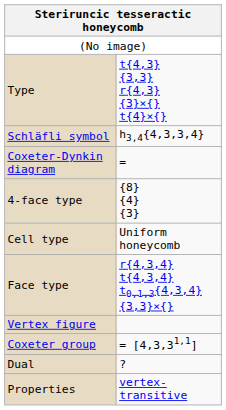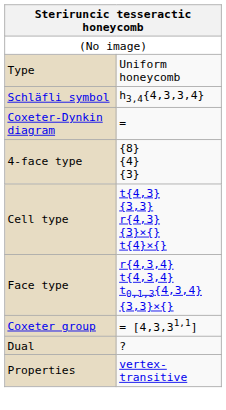(143, 90) t{4,3} {3,3} r{4,3} {3}×{} t{4}×{} -> (150, 70) Uniform honeycomb
(150, 239) Uniform honeycomb -> (143, 219) t{4,3} {3,3} r{4,3} {3}×{} t{4}×{}
- row: (52, 324)
